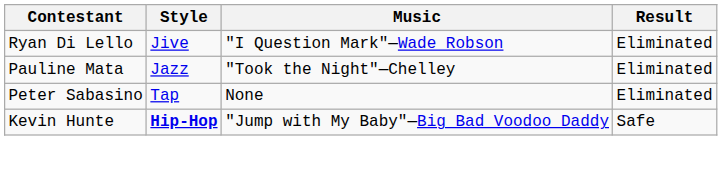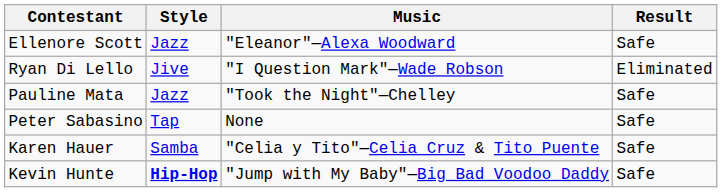+ row: (76, 44)
(665, 70) Eliminated -> (636, 96) Safe
(665, 96) Eliminated -> (636, 122) Safe
+ row: (61, 148)
